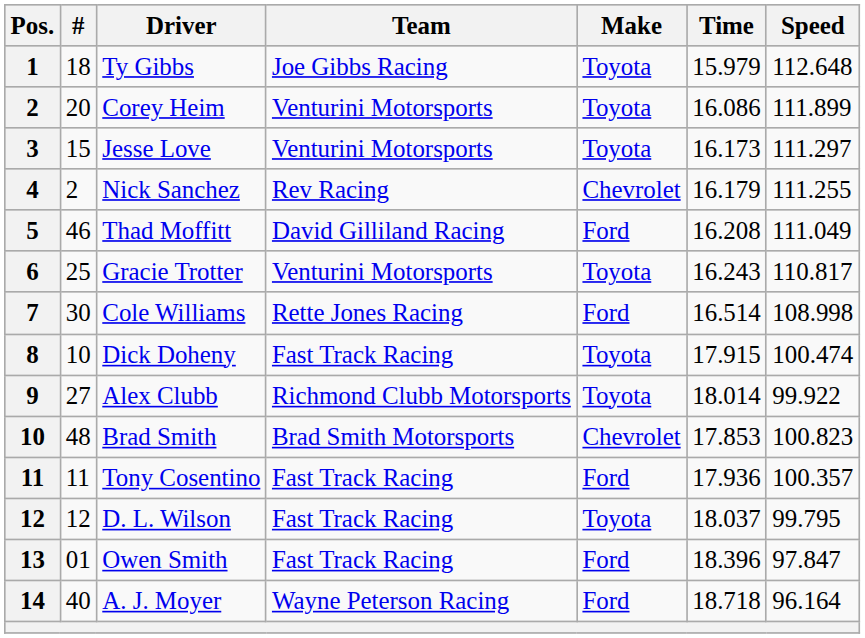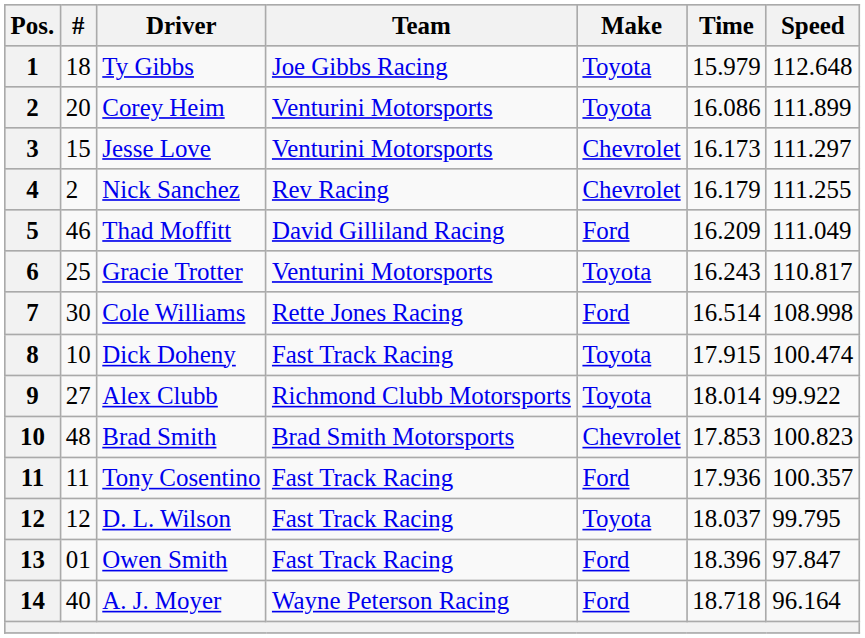(617, 148) Toyota -> (632, 148) Chevrolet
(726, 230) 16.208 -> (726, 230) 16.209
